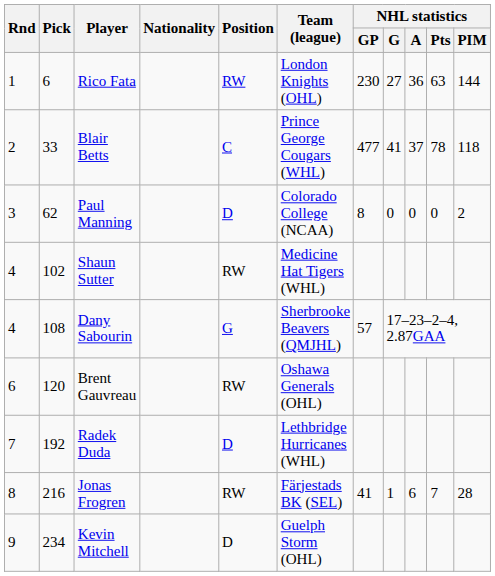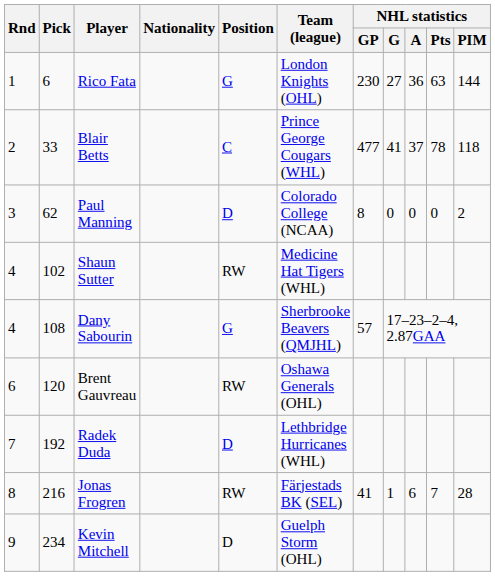(234, 81) RW -> (227, 81) G
